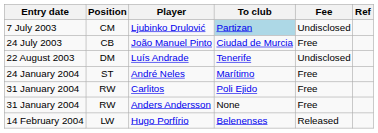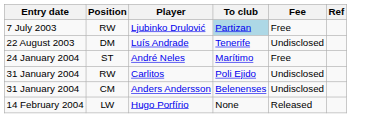(107, 27) CM -> (107, 27) RW
(324, 27) Undisclosed -> (281, 27) Free
- row: (172, 43)
(307, 89) Free -> (297, 74) Undisclosed
(107, 105) RW -> (107, 89) CM
(228, 105) None -> (241, 89) Belenenses
(307, 105) Free -> (297, 89) Undisclosed
(242, 120) Belenenses -> (227, 105) None
